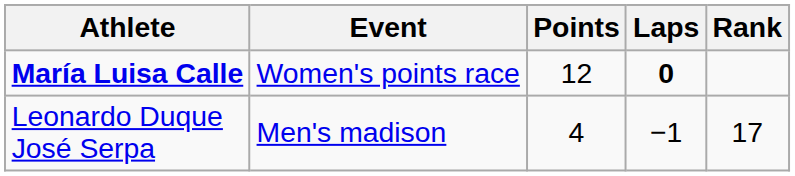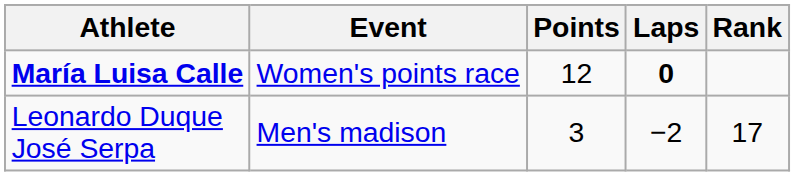(576, 133) 4 -> (576, 133) 3
(666, 133) −1 -> (666, 133) −2
